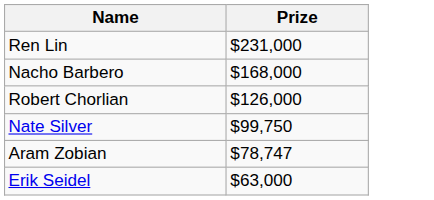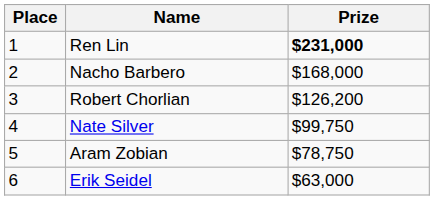+ column: (35, 18)
(266, 45) normal -> (327, 45) bold
(266, 99) $126,000 -> (327, 99) $126,200
(261, 153) $78,747 -> (323, 153) $78,750
